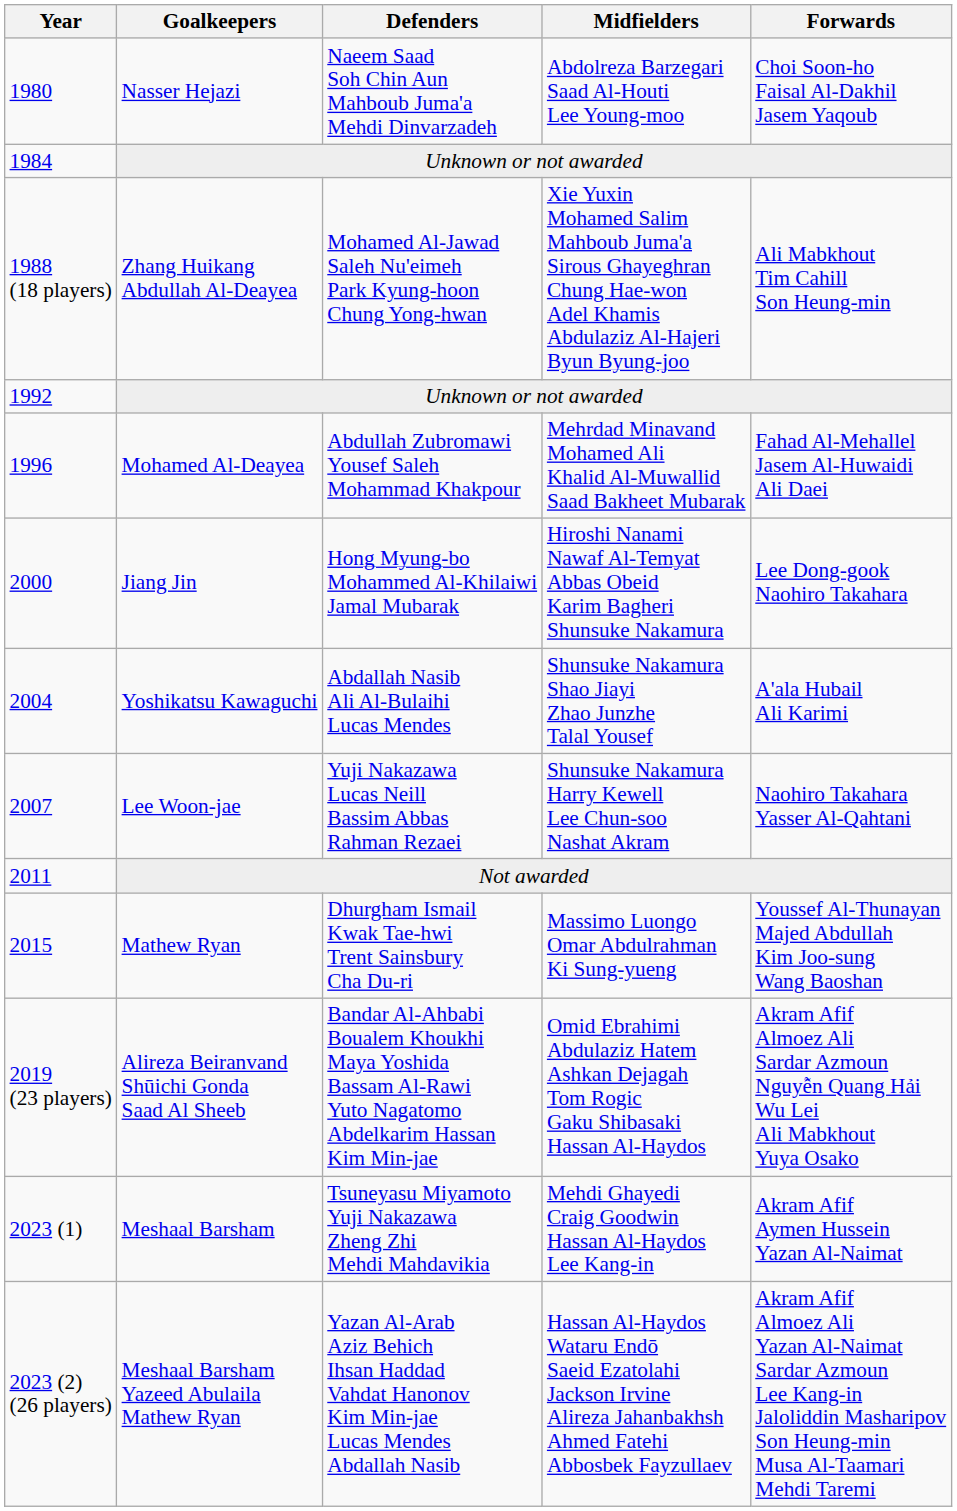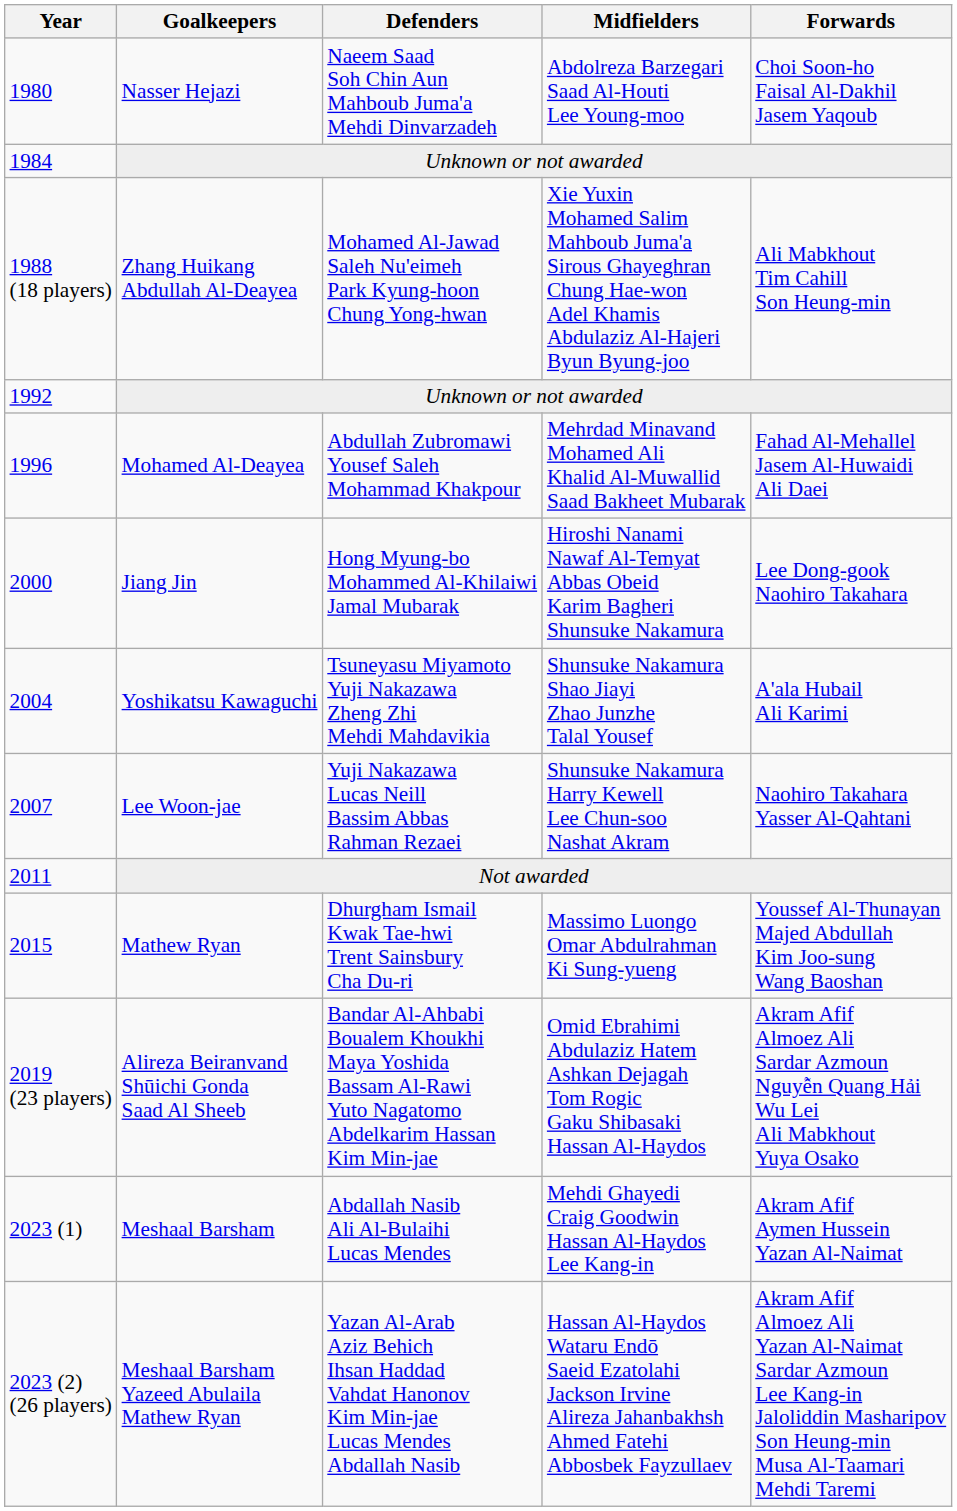(394, 700) Abdallah Nasib Ali Al-Bulaihi Lucas Mendes -> (419, 700) Tsuneyasu Miyamoto Yuji Nakazawa Zheng Zhi Mehdi Mahdavikia
(419, 1228) Tsuneyasu Miyamoto Yuji Nakazawa Zheng Zhi Mehdi Mahdavikia -> (394, 1228) Abdallah Nasib Ali Al-Bulaihi Lucas Mendes
